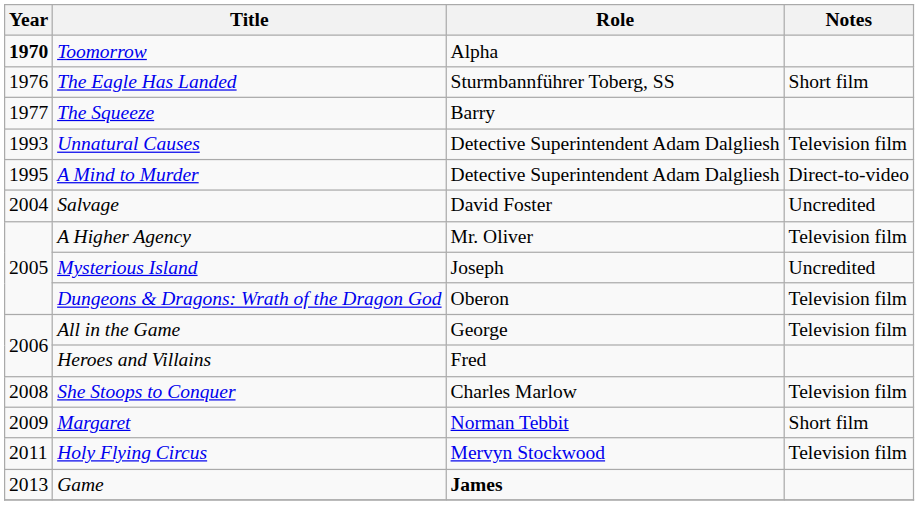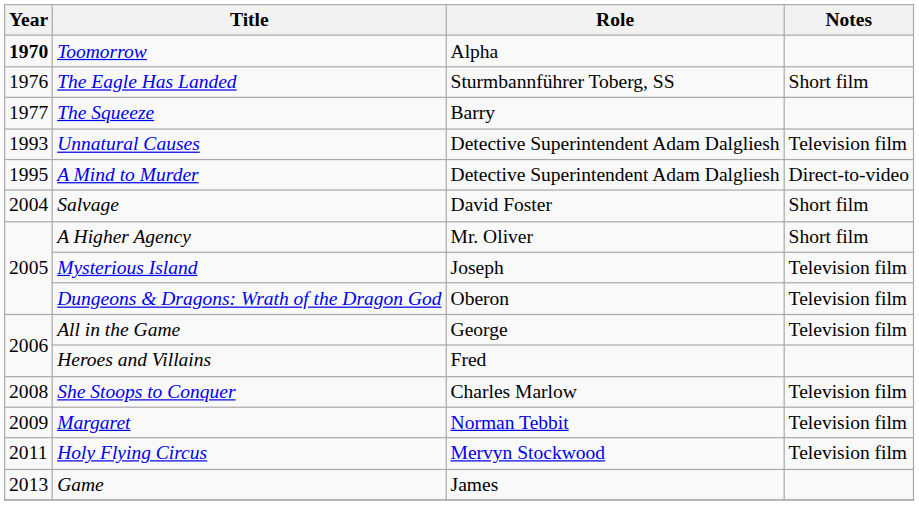(832, 205) Uncredited -> (828, 205) Short film
(848, 236) Television film -> (828, 236) Short film
(832, 267) Uncredited -> (848, 267) Television film
(828, 422) Short film -> (848, 422) Television film
(477, 484) bold -> (474, 484) normal
